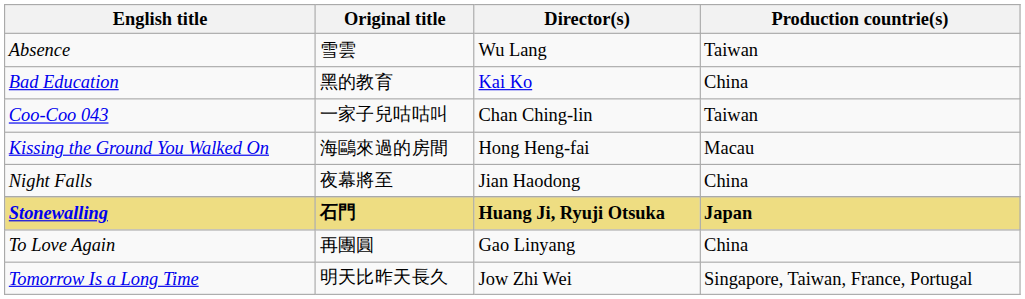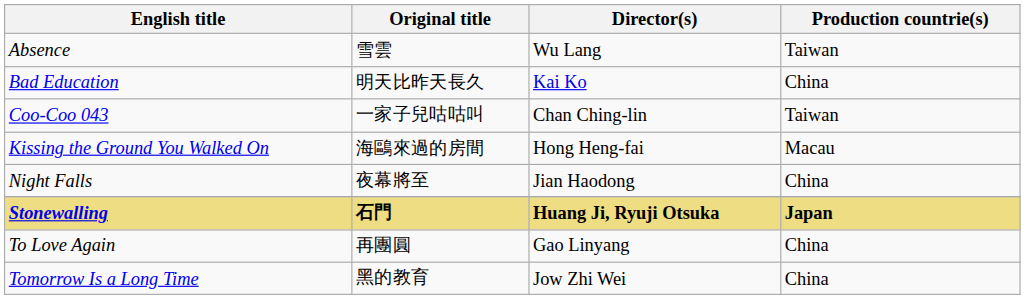(356, 82) 黑的教育 -> (420, 82) 明天比昨天長久
(384, 277) 明天比昨天長久 -> (393, 277) 黑的教育
(838, 278) Singapore, Taiwan, France, Portugal -> (807, 278) China
